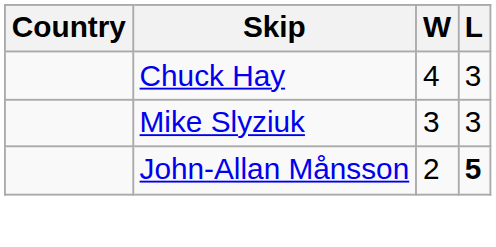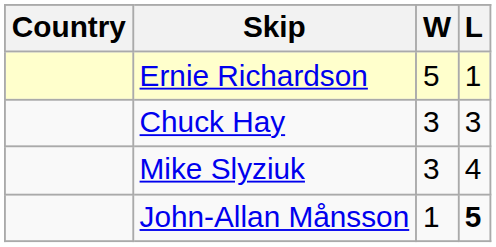+ row: (254, 75)
(431, 75) 4 -> (431, 122) 3
(473, 122) 3 -> (473, 169) 4
(431, 169) 2 -> (431, 216) 1
